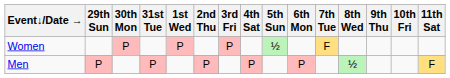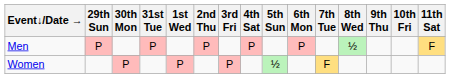rows swapped: (18, 64) <-> (26, 46)
